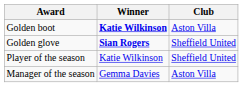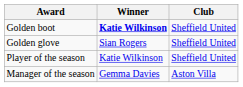(194, 27) Aston Villa -> (204, 27) Sheffield United
(124, 43) bold -> (123, 43) normal
